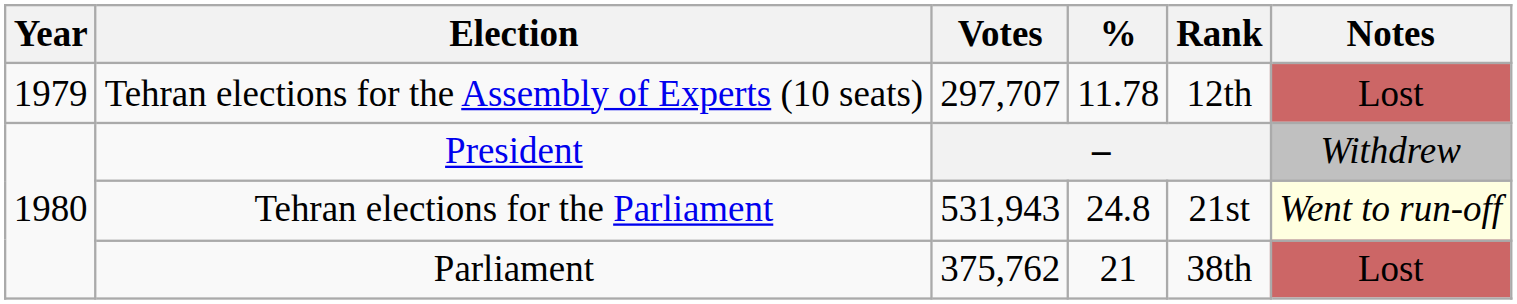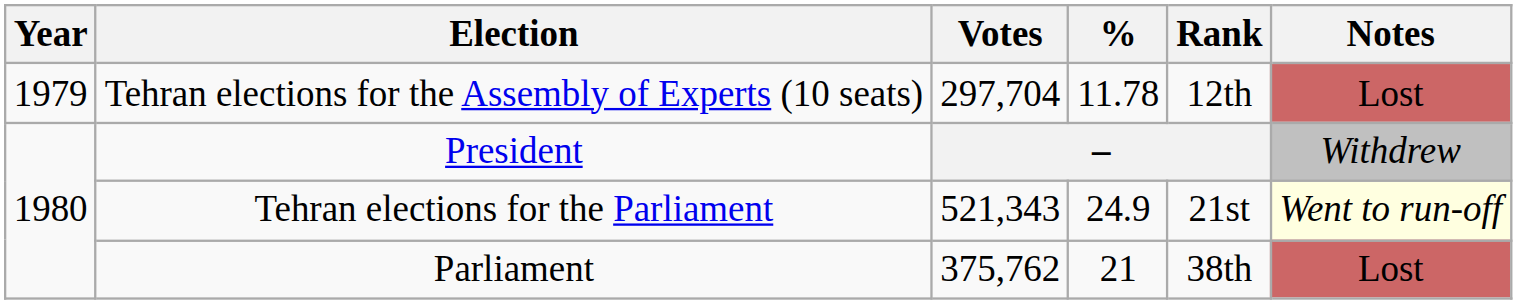(1000, 92) 297,707 -> (1000, 92) 297,704
(1000, 209) 531,943 -> (1000, 209) 521,343
(1118, 209) 24.8 -> (1118, 209) 24.9
